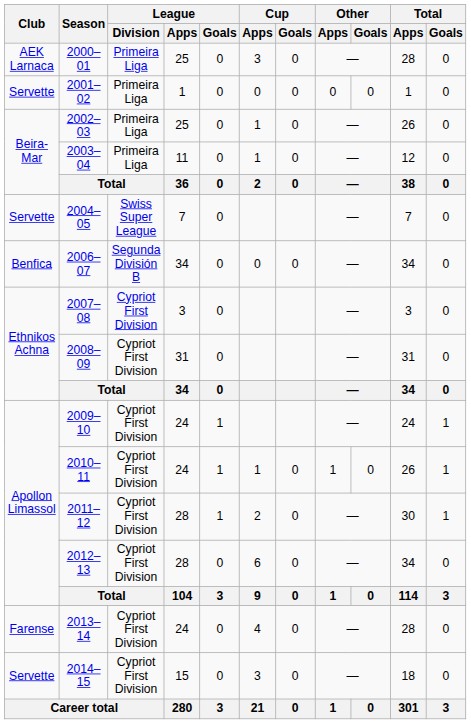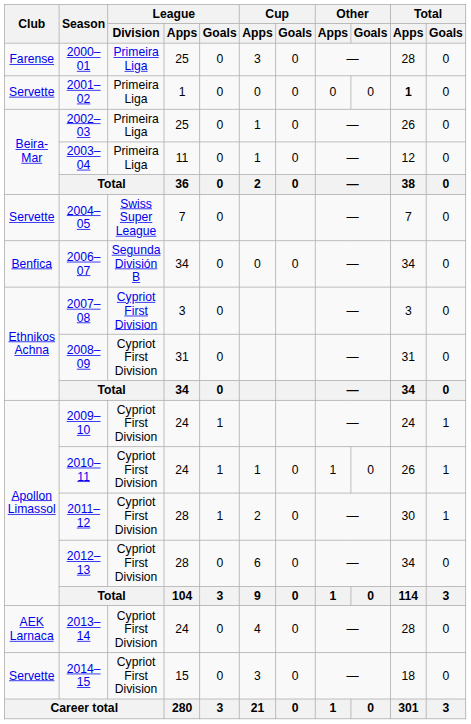(32, 59) AEK Larnaca -> (32, 59) Farense
(408, 92) normal -> (408, 92) bold
(32, 629) Farense -> (32, 629) AEK Larnaca
